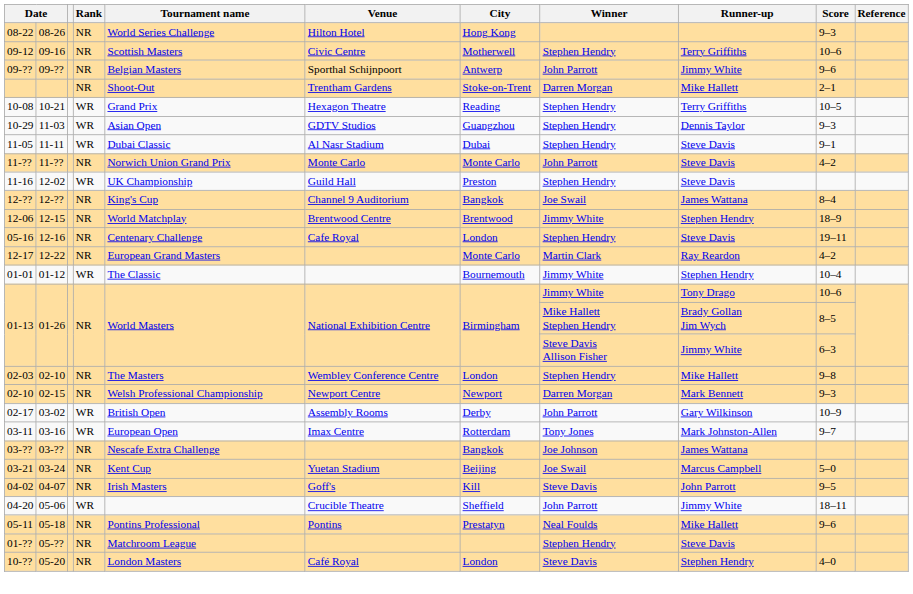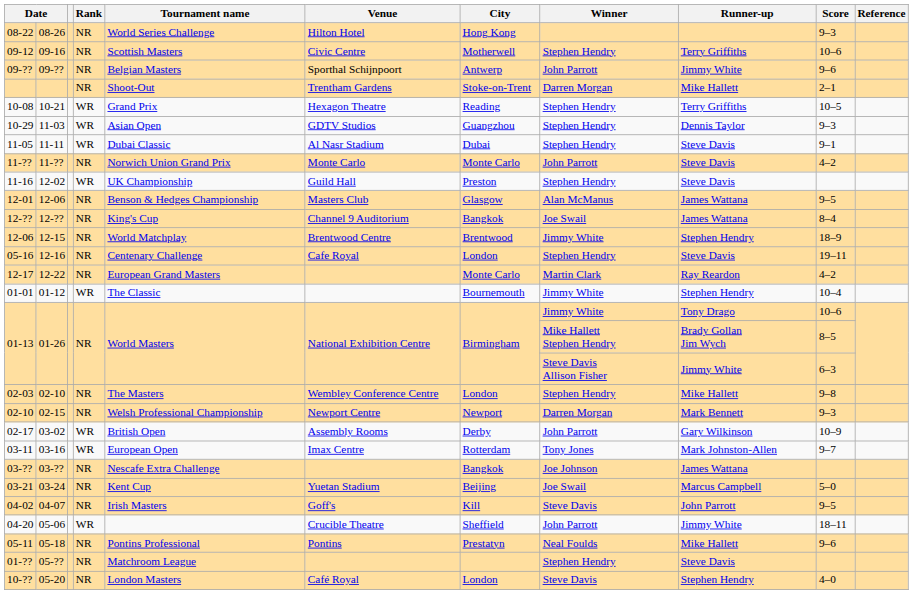+ row: (20, 199)
